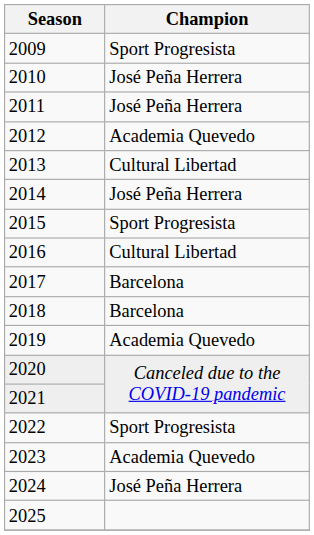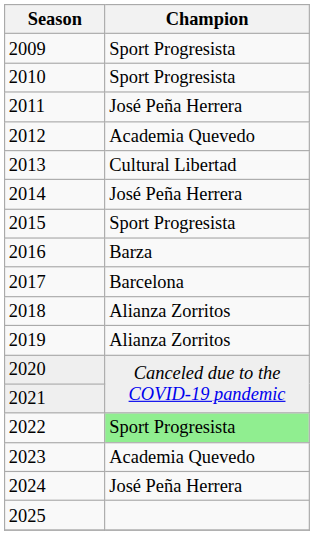(176, 77) José Peña Herrera -> (172, 77) Sport Progresista
(173, 252) Cultural Libertad -> (131, 252) Barza
(147, 310) Barcelona -> (170, 310) Alianza Zorritos
(182, 340) Academia Quevedo -> (170, 340) Alianza Zorritos
(172, 427) no background -> (172, 427) lightgreen background
